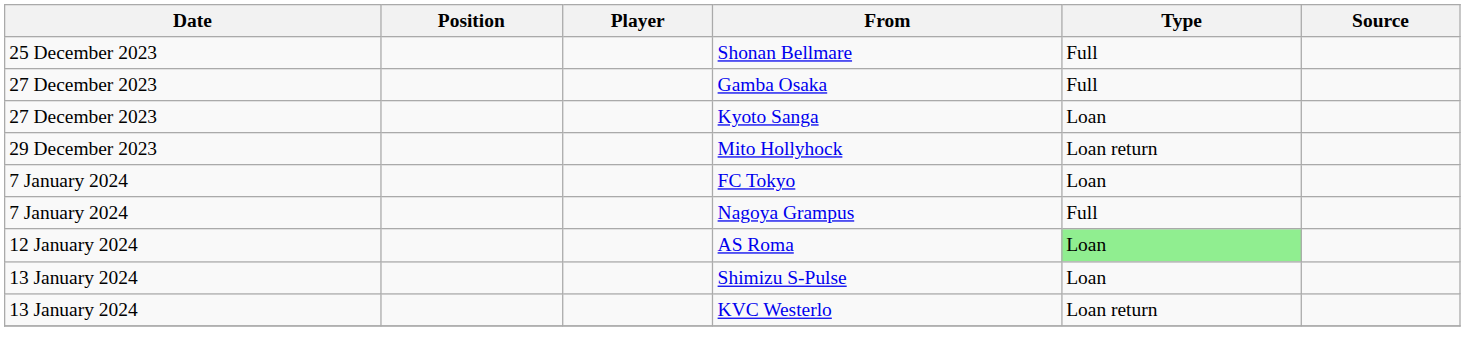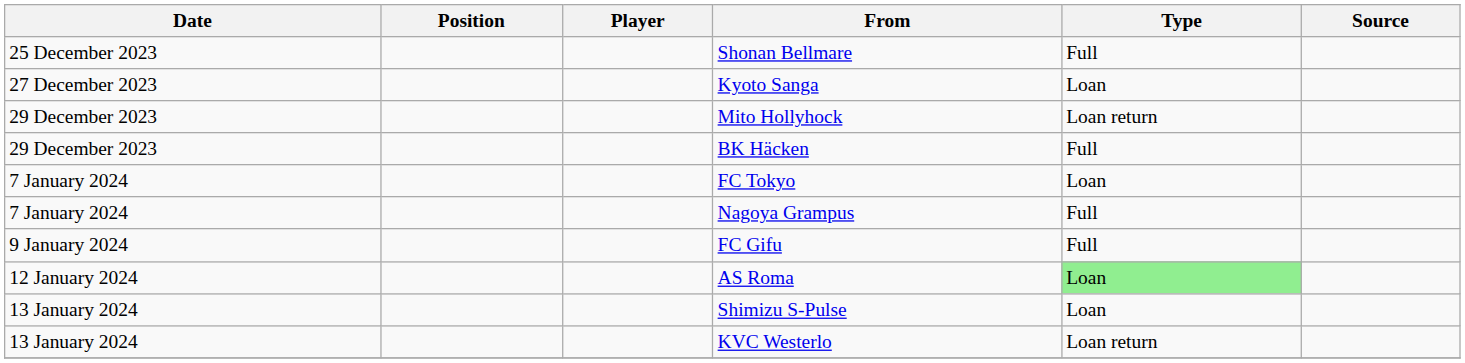- row: (772, 84)
+ row: (763, 149)
+ row: (750, 245)
